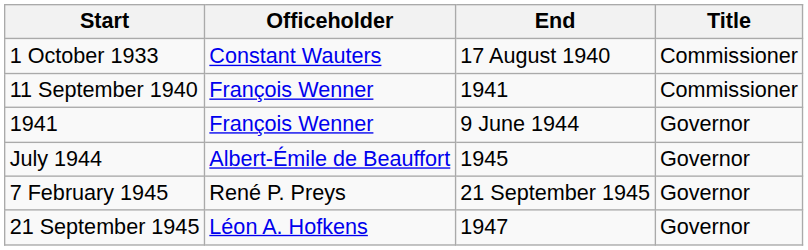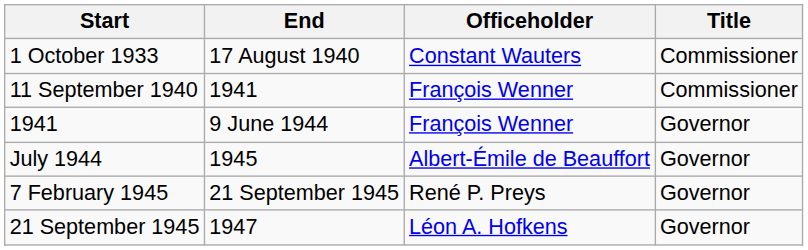columns swapped: (555, 21) <-> (330, 21)
